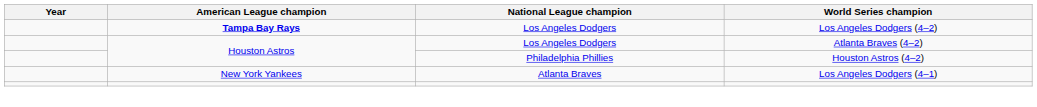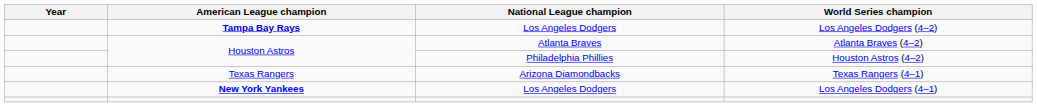(570, 43) Los Angeles Dodgers -> (570, 43) Atlanta Braves
+ row: (878, 74)
(261, 74) normal -> (261, 89) bold
(570, 74) Atlanta Braves -> (570, 89) Los Angeles Dodgers
